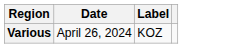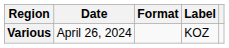+ column: (158, 14)
